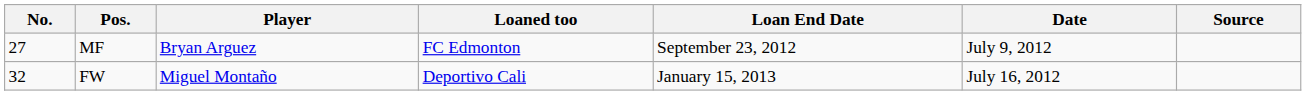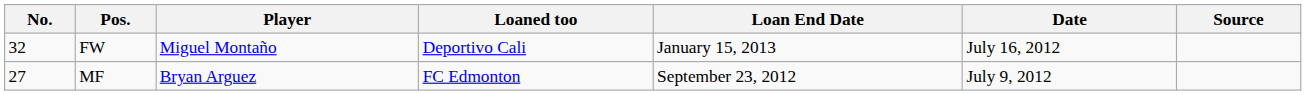rows swapped: (92, 47) <-> (92, 76)
